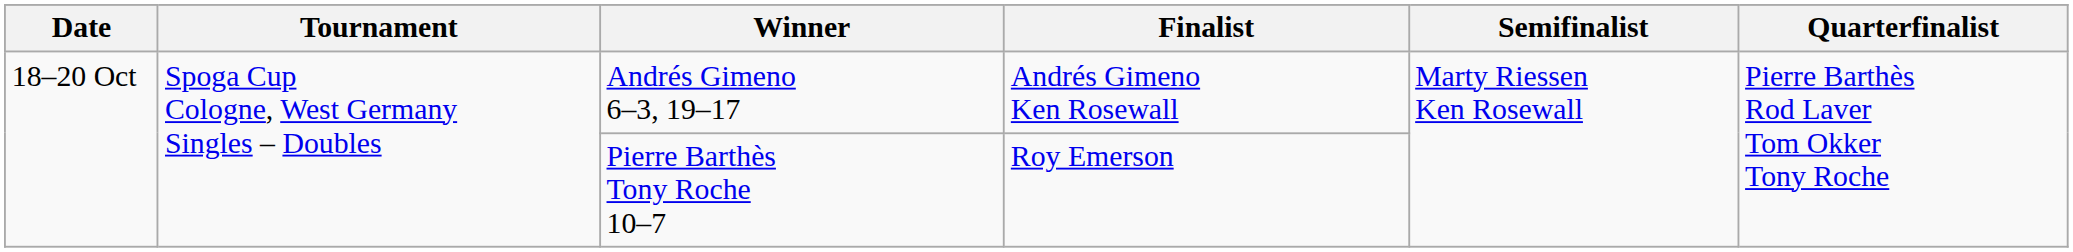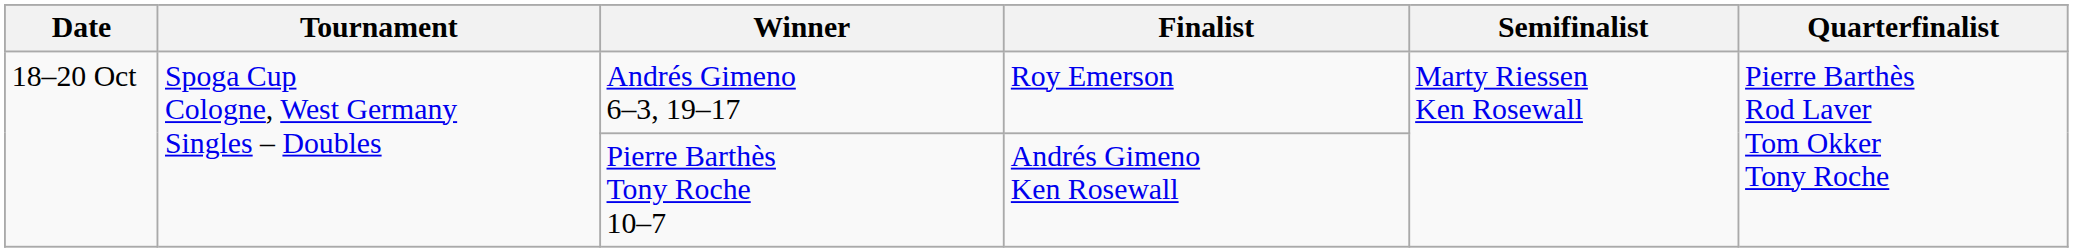(1105, 92) Andrés Gimeno Ken Rosewall -> (1092, 75) Roy Emerson
(1092, 155) Roy Emerson -> (1105, 172) Andrés Gimeno Ken Rosewall
